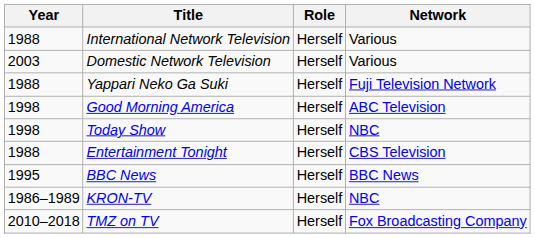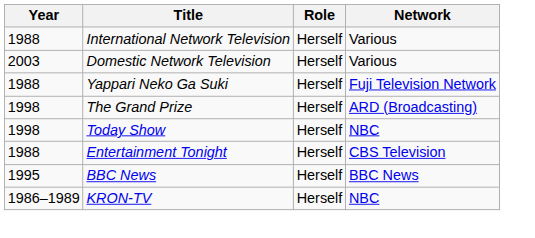+ row: (139, 107)
- row: (160, 107)
- row: (122, 221)
